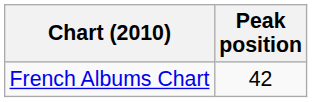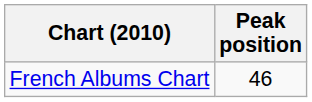(261, 79) 42 -> (261, 79) 46
